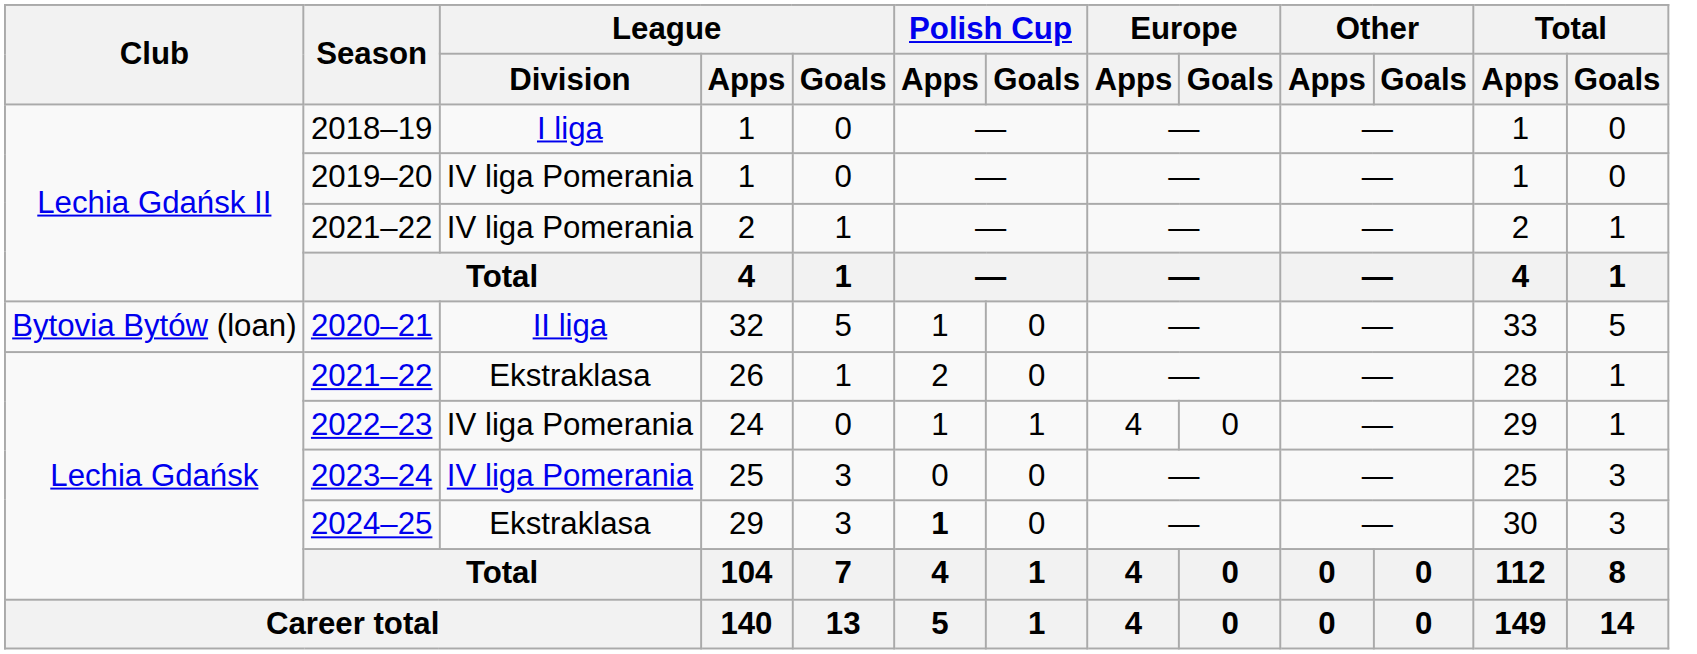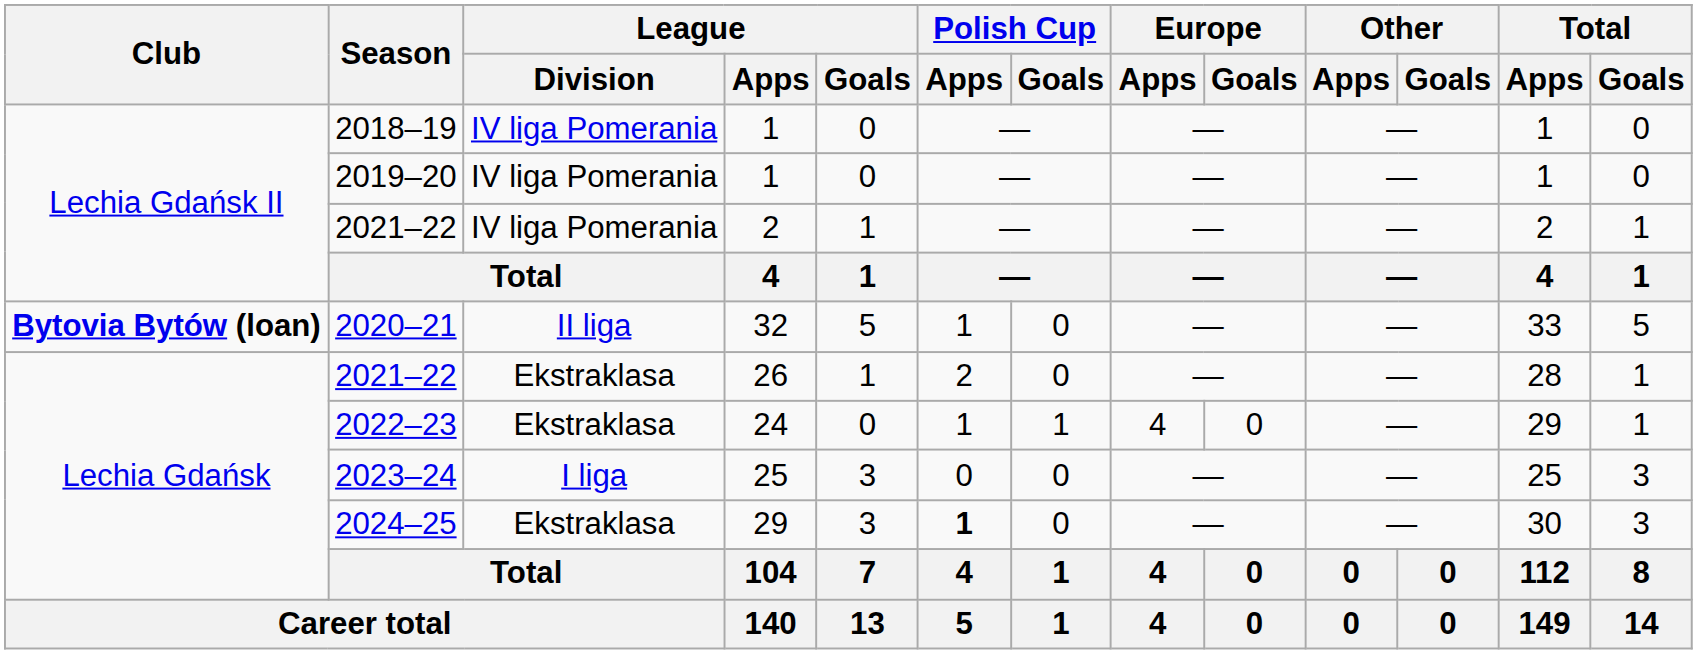(570, 128) I liga -> (594, 128) IV liga Pomerania
(154, 326) normal -> (166, 326) bold
(570, 425) IV liga Pomerania -> (594, 425) Ekstraklasa
(570, 474) IV liga Pomerania -> (594, 474) I liga
